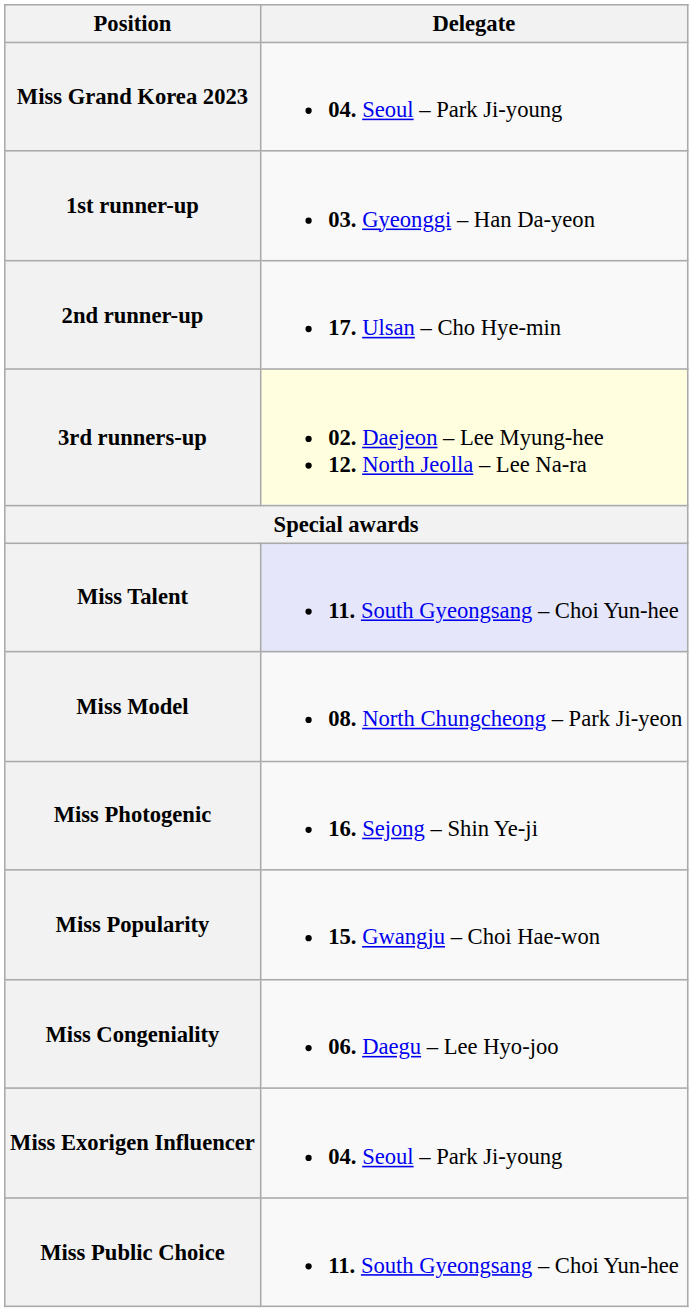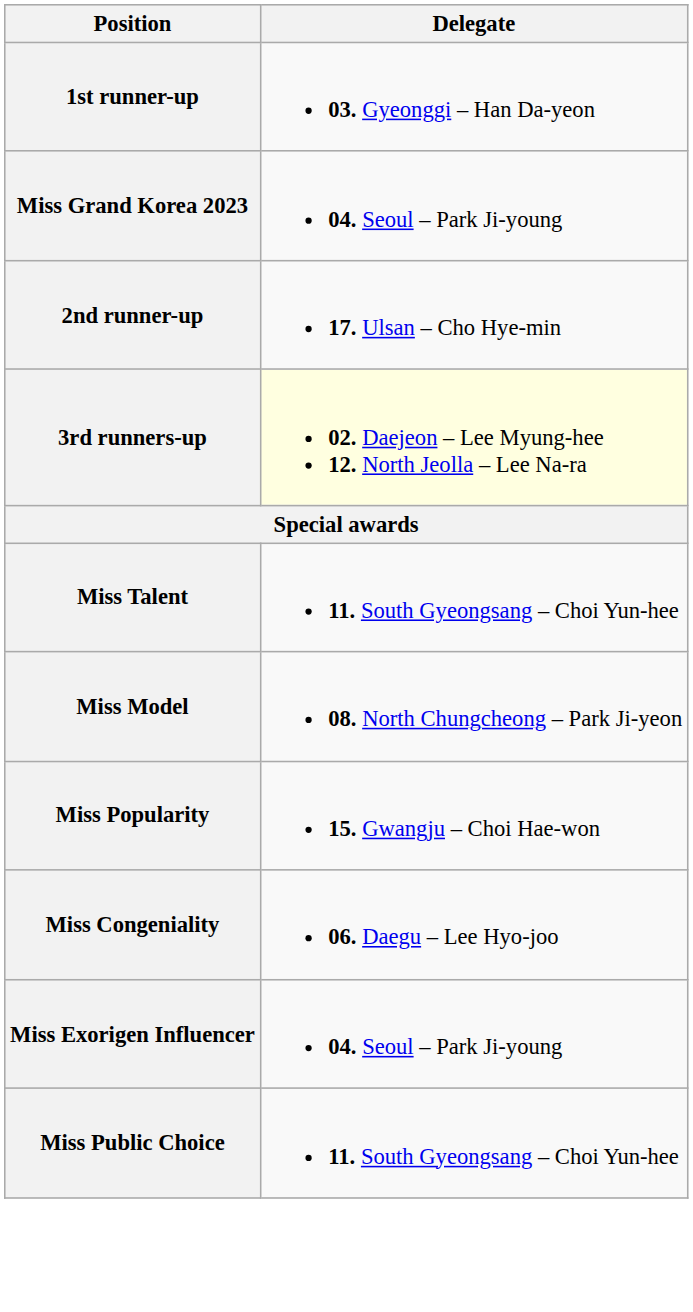rows swapped: (132, 96) <-> (132, 205)
(474, 611) lavender background -> (474, 611) no background
- row: (132, 815)
